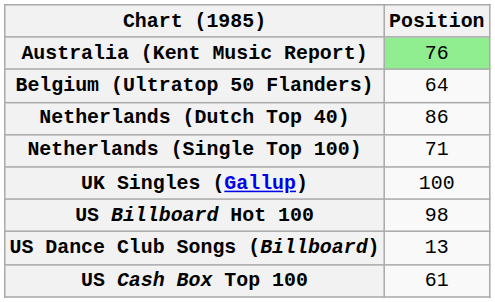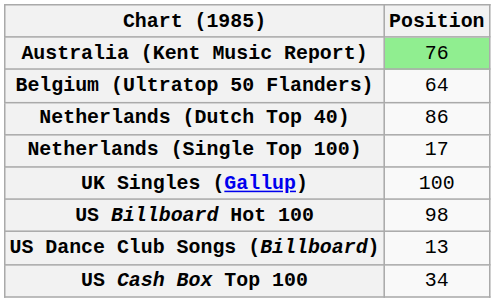(437, 151) 71 -> (437, 151) 17
(437, 280) 61 -> (437, 280) 34
